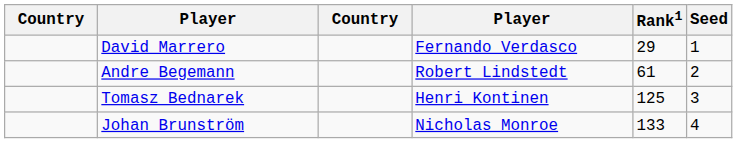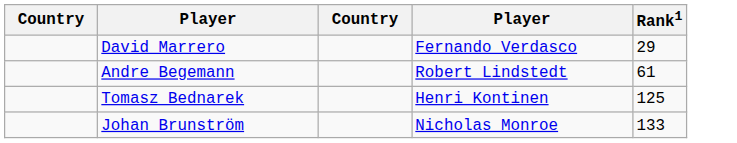- column: (709, 20)
